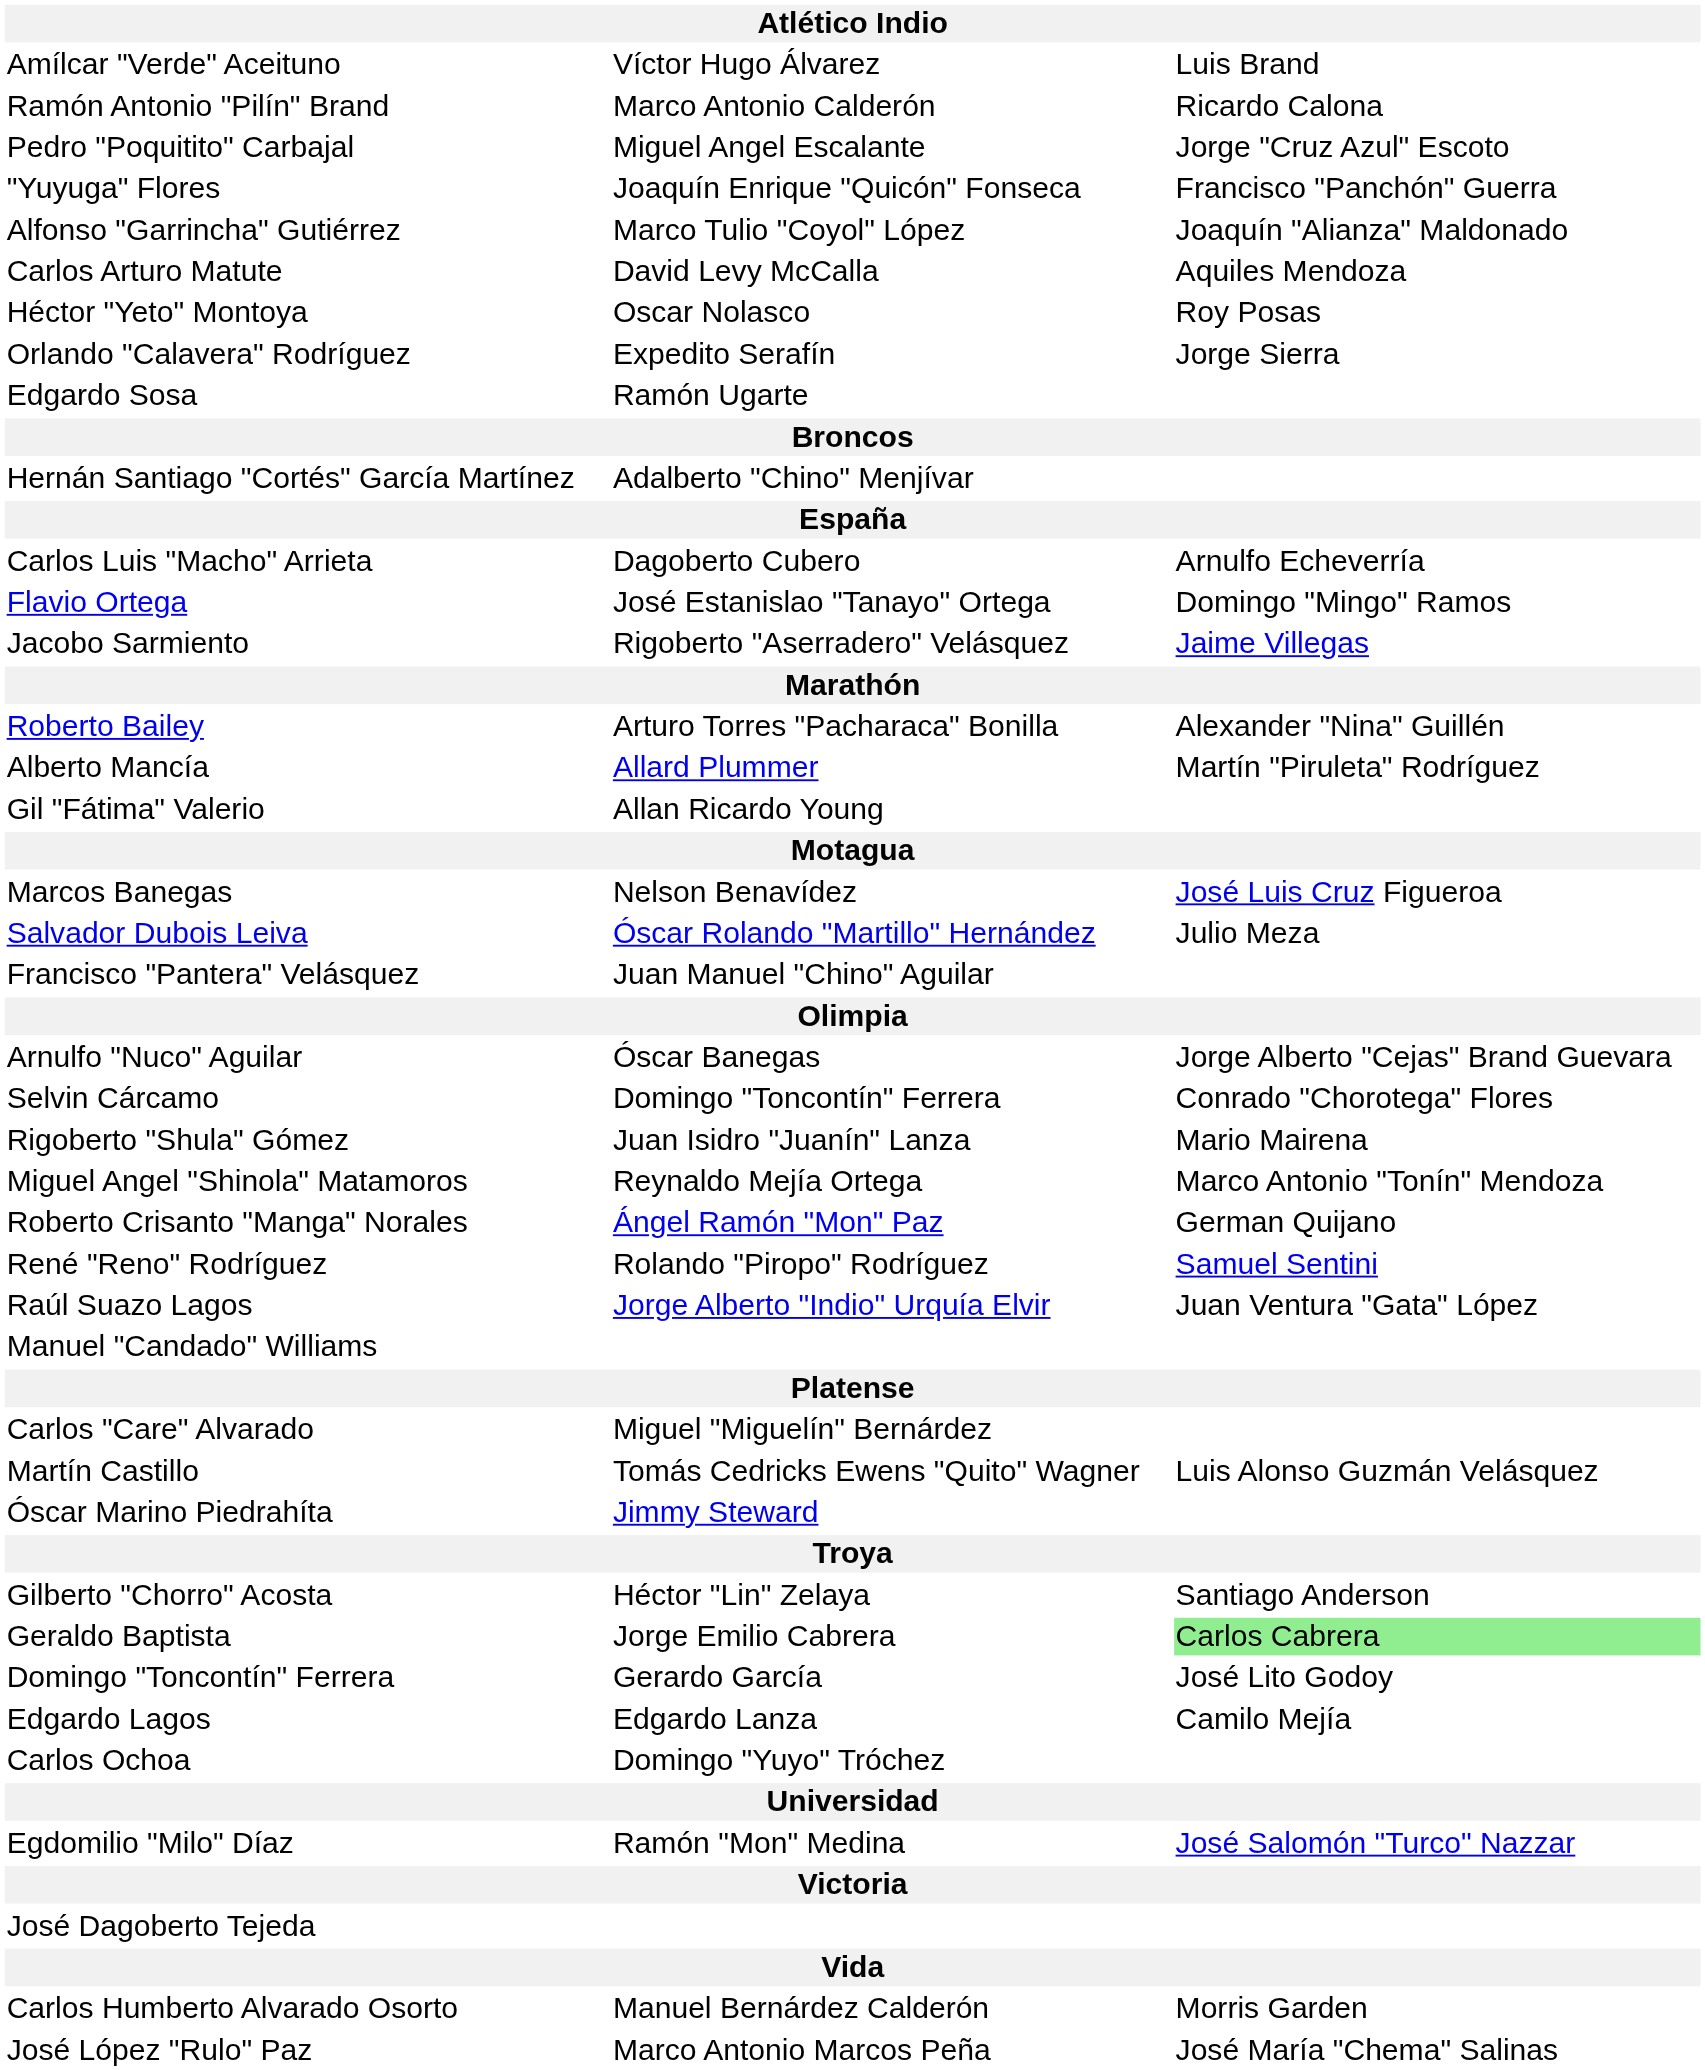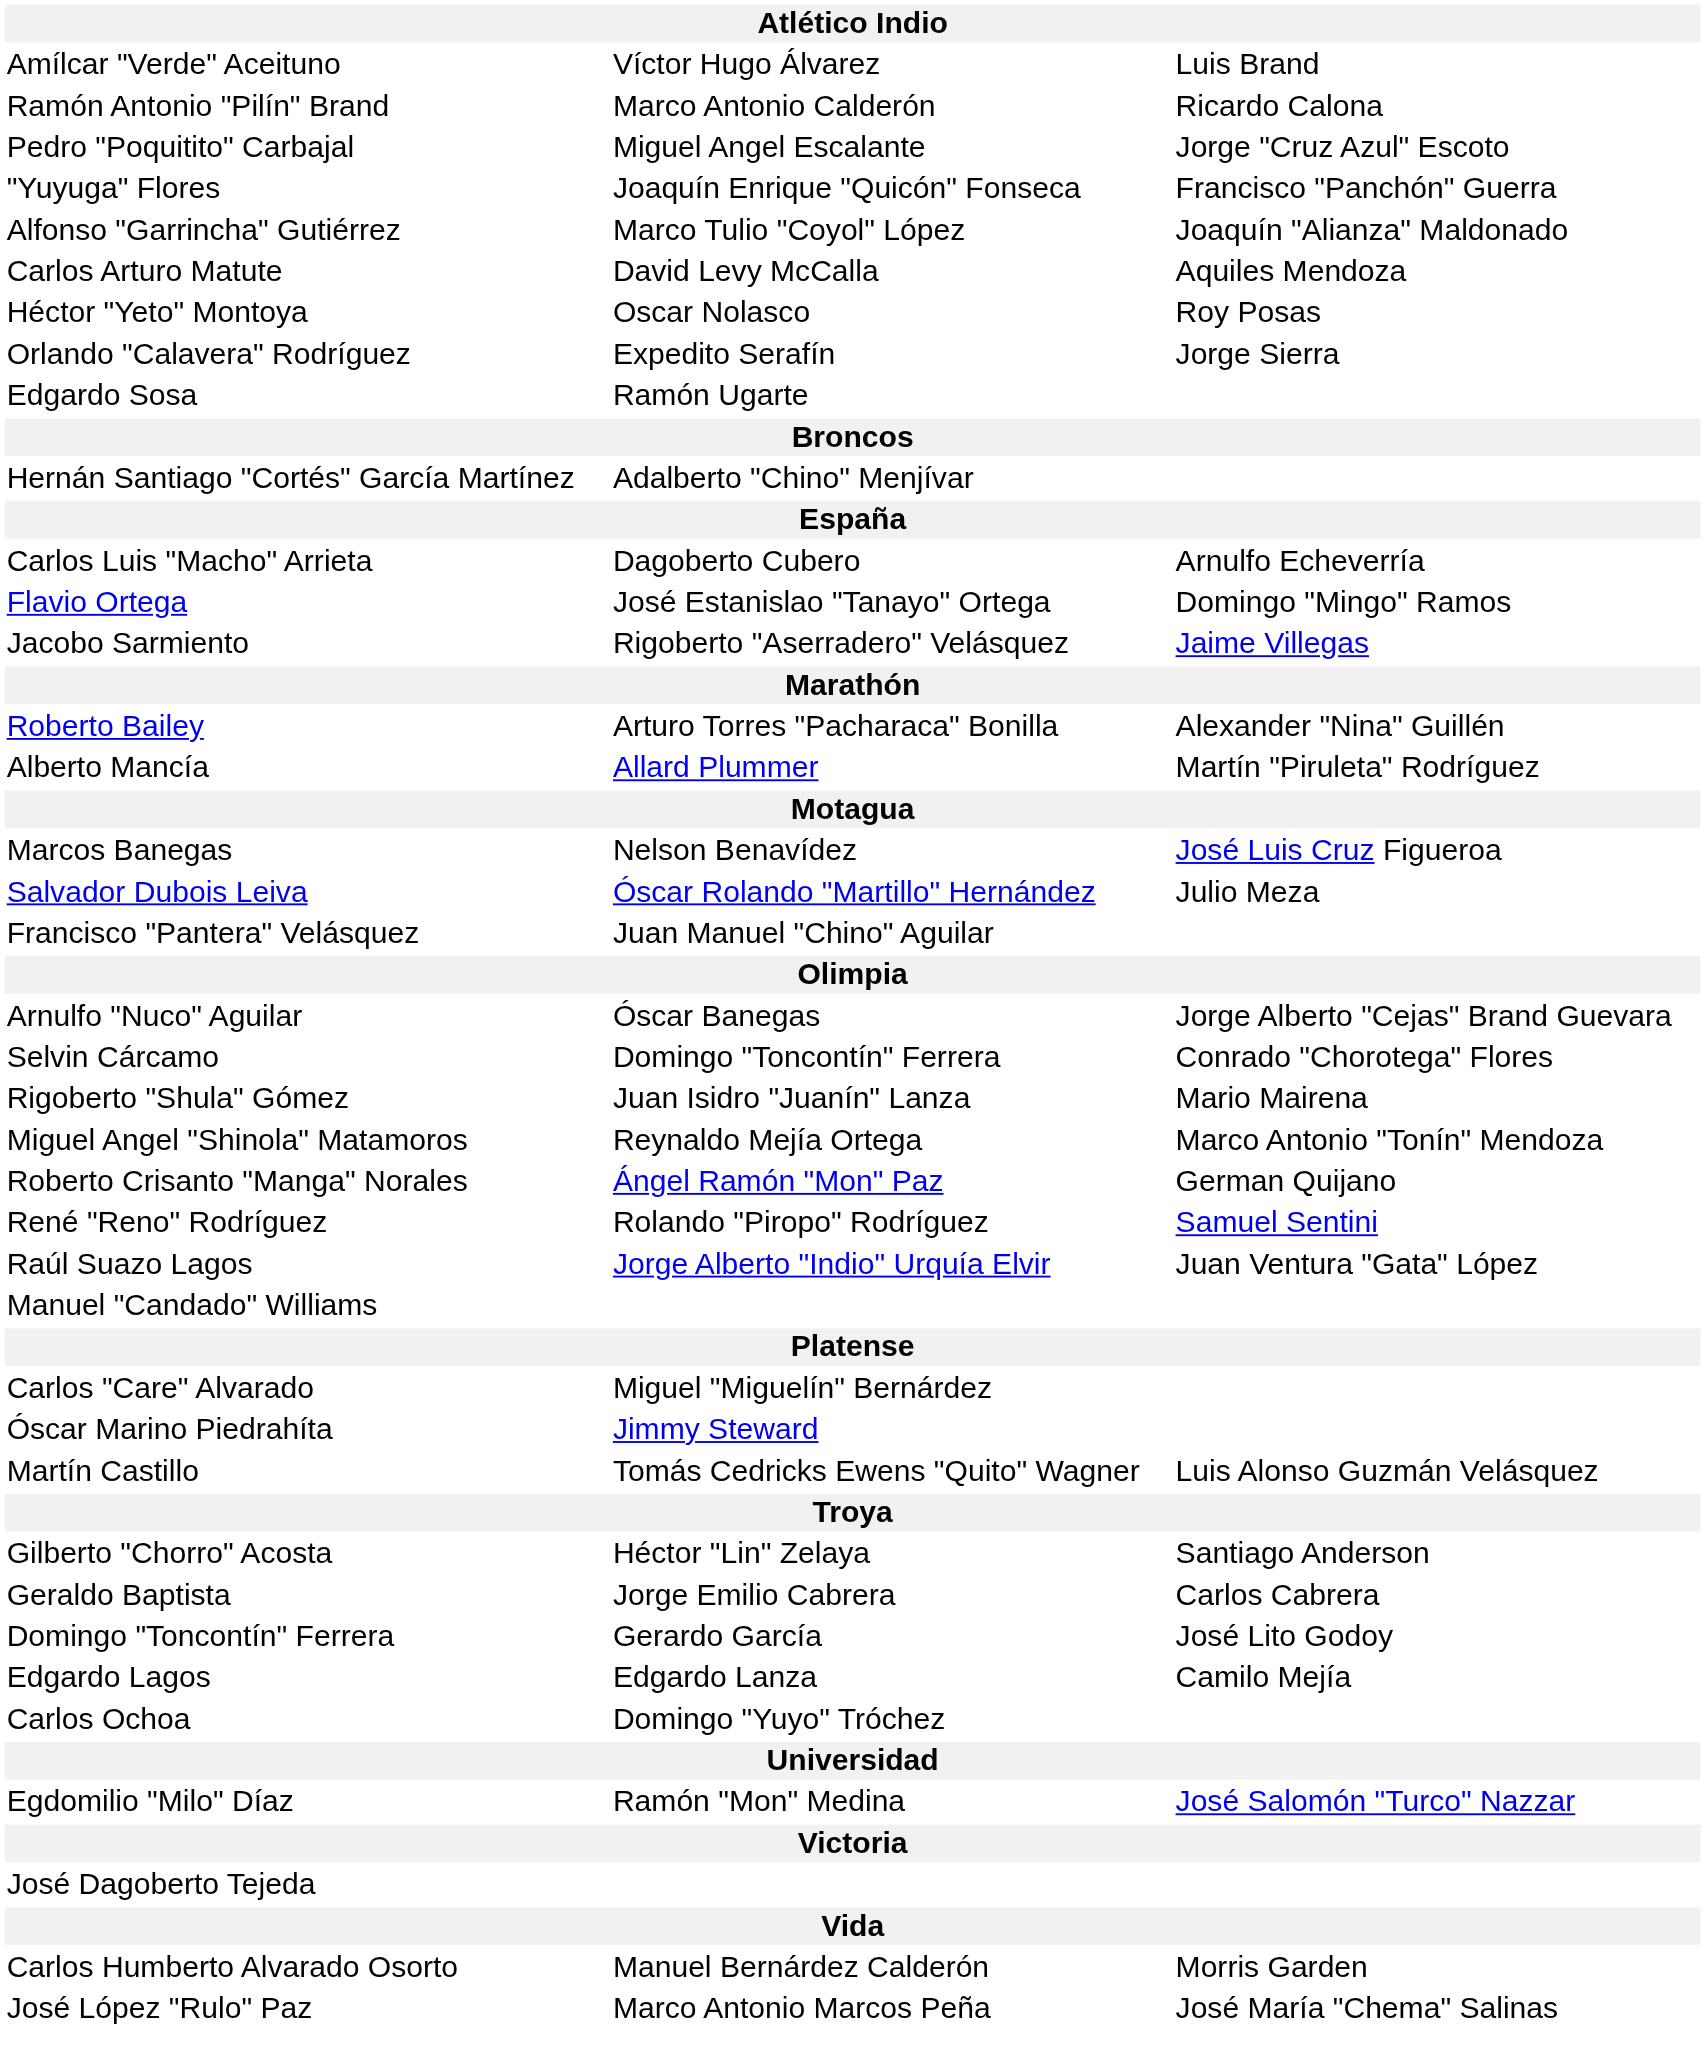- row: (136, 808)
rows swapped: (103, 1470) <-> (170, 1512)
(1278, 1636) lightgreen background -> (1278, 1594) no background
